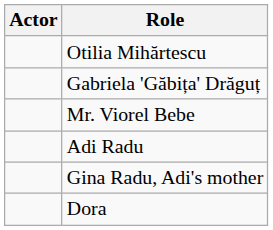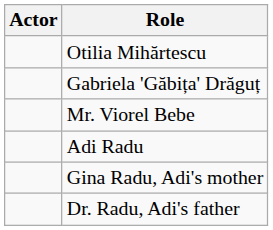+ row: (153, 209)
- row: (87, 209)
